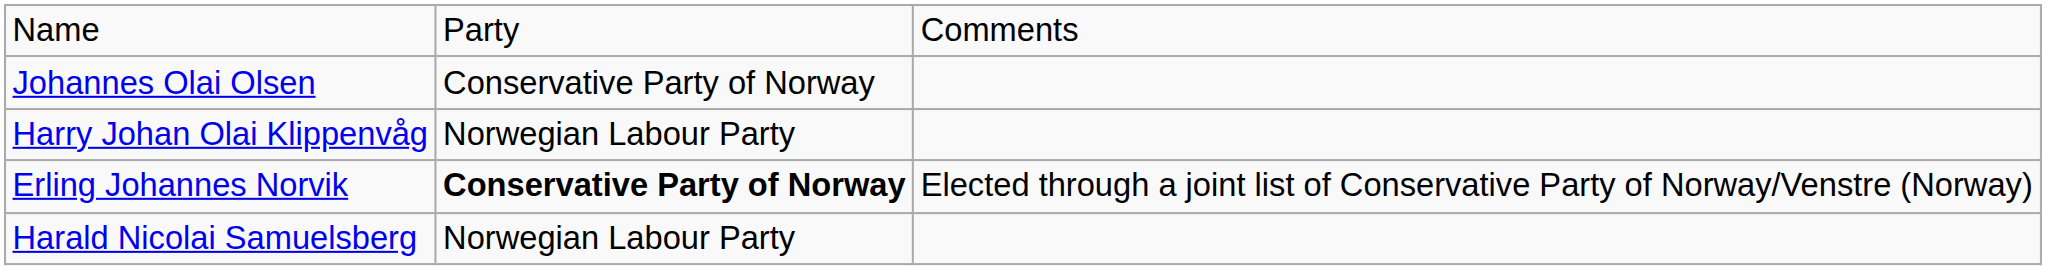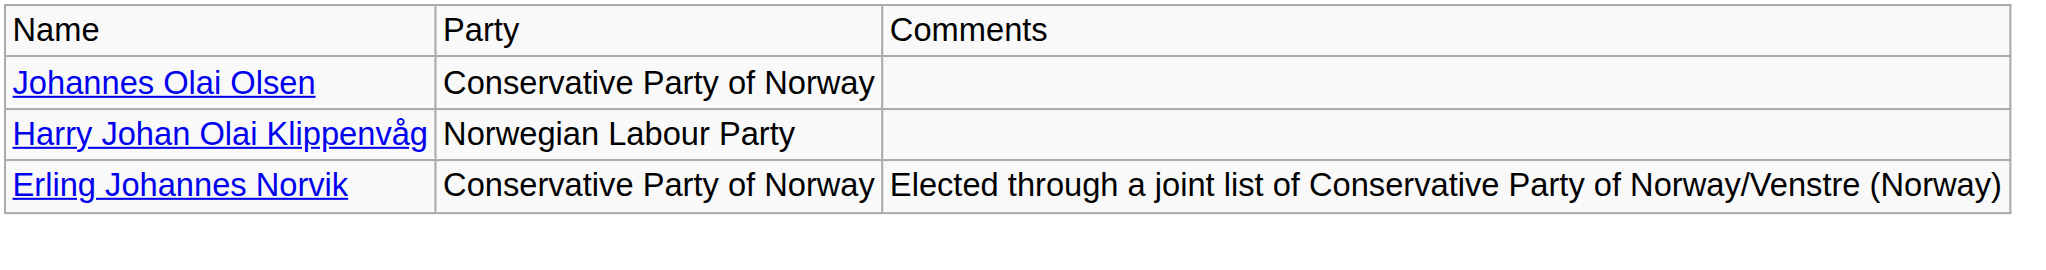(674, 185) bold -> (659, 185) normal
- row: (215, 237)
